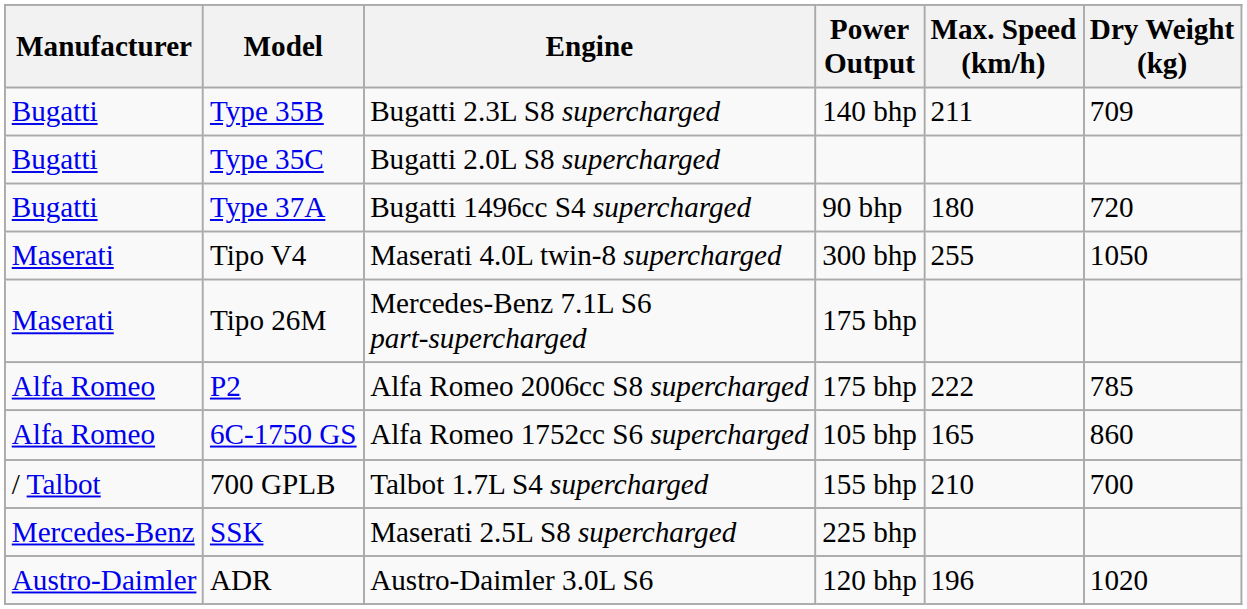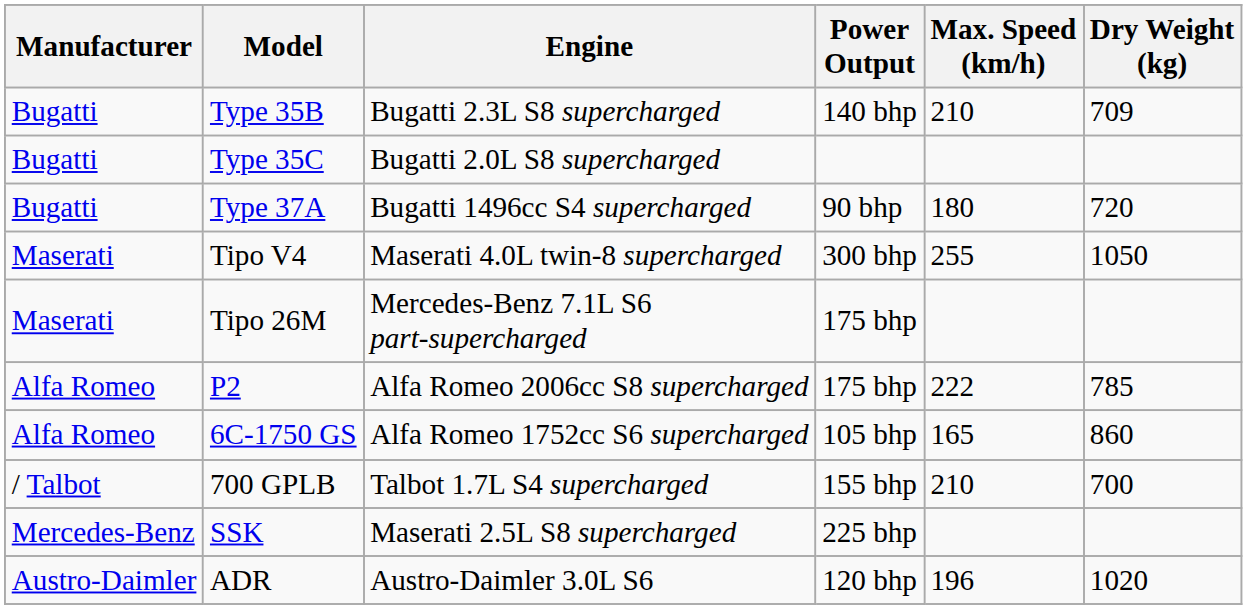(952, 111) 211 -> (952, 111) 210
